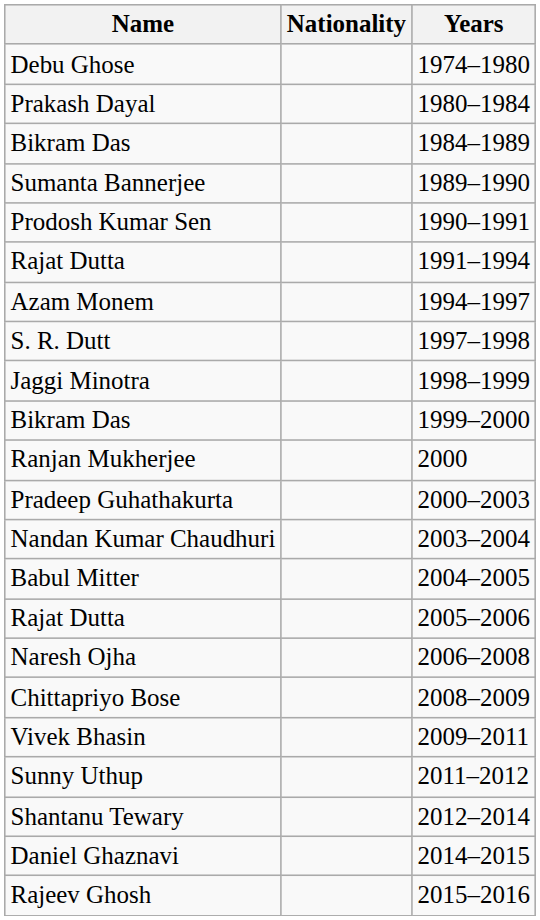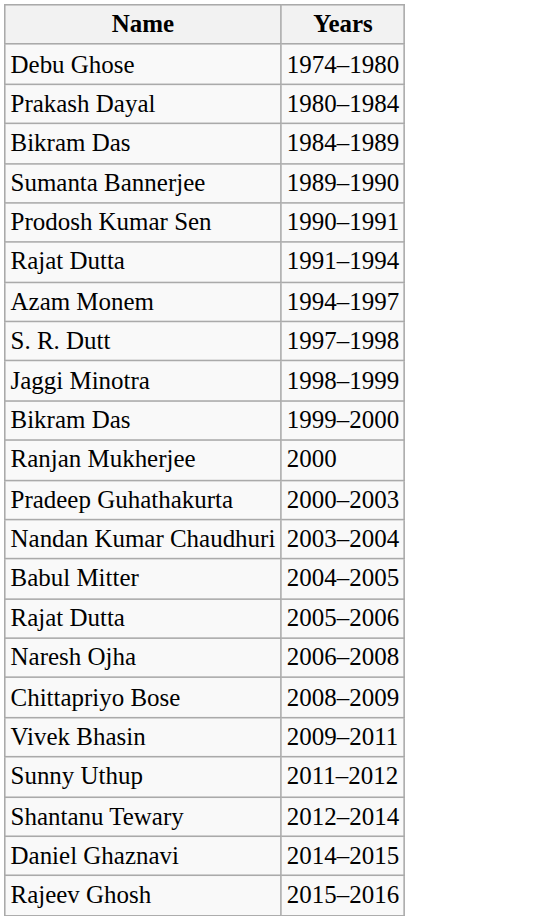- column: (346, 24)
